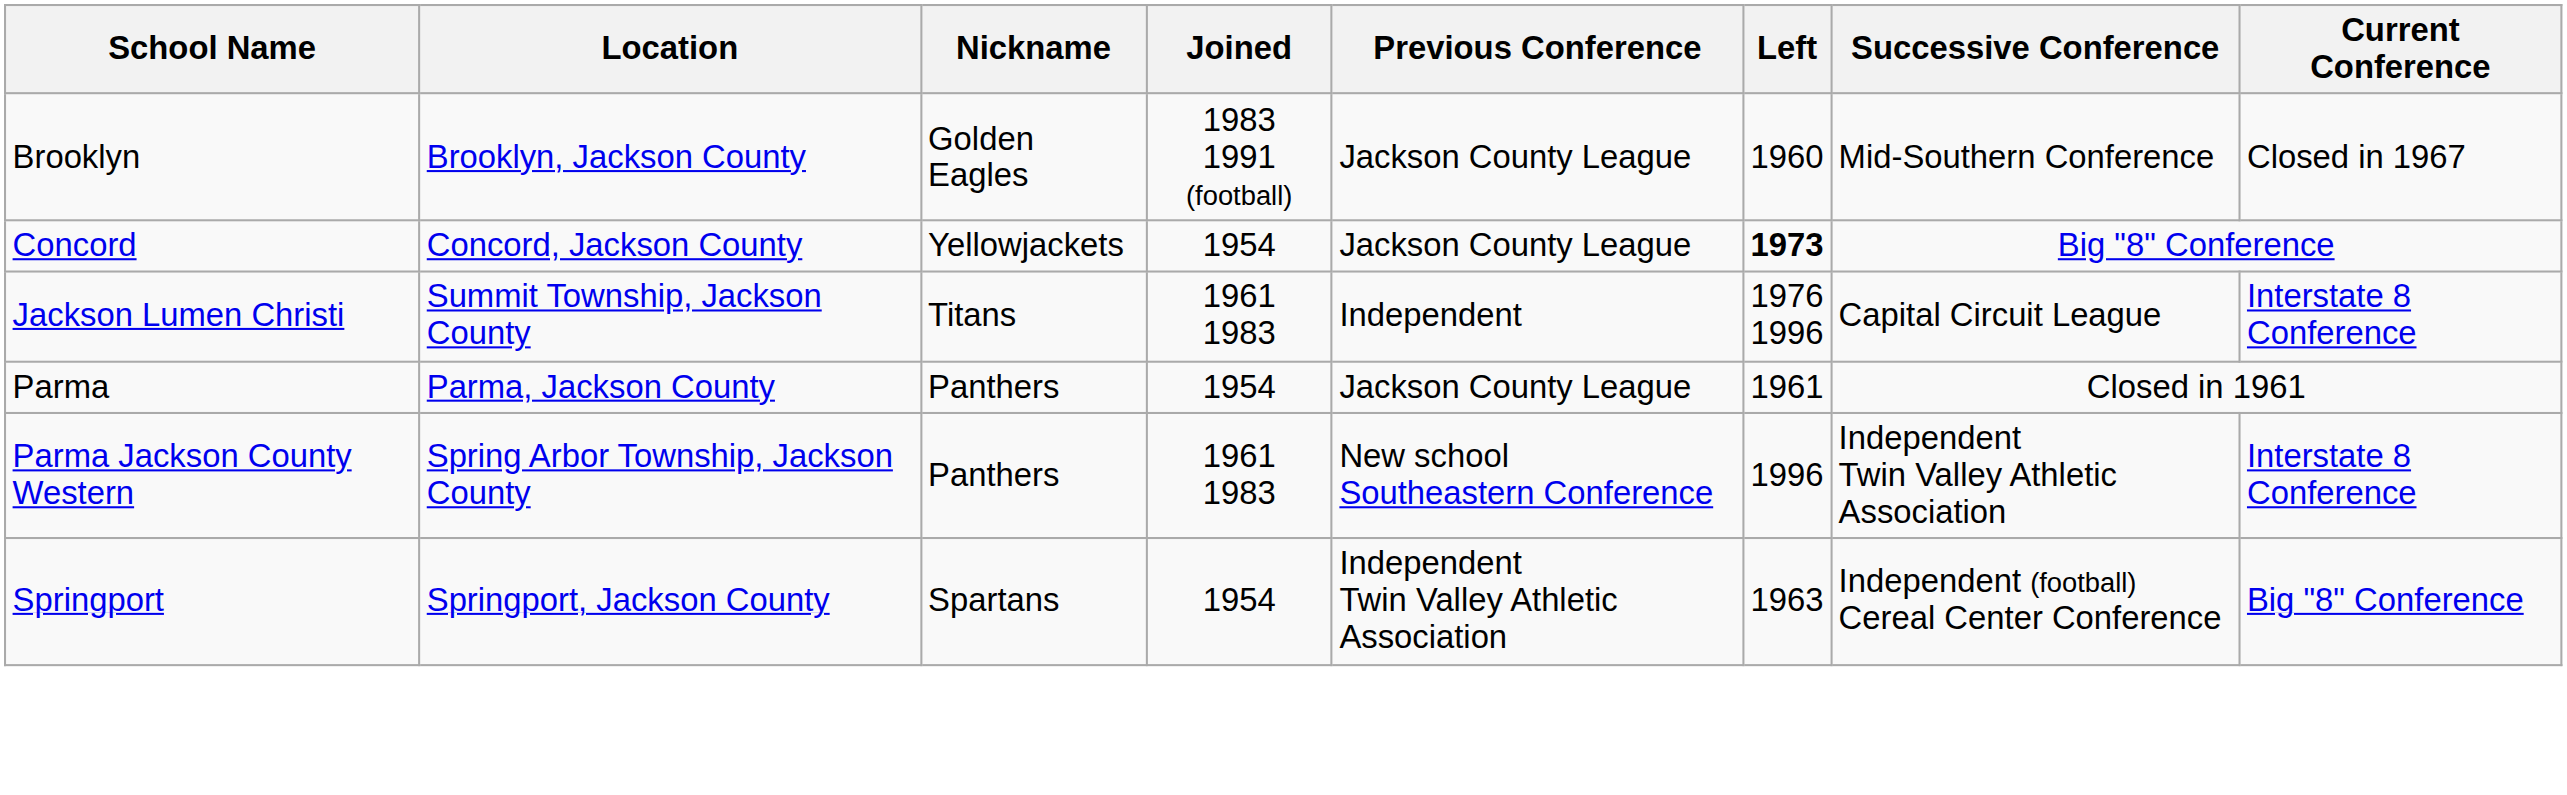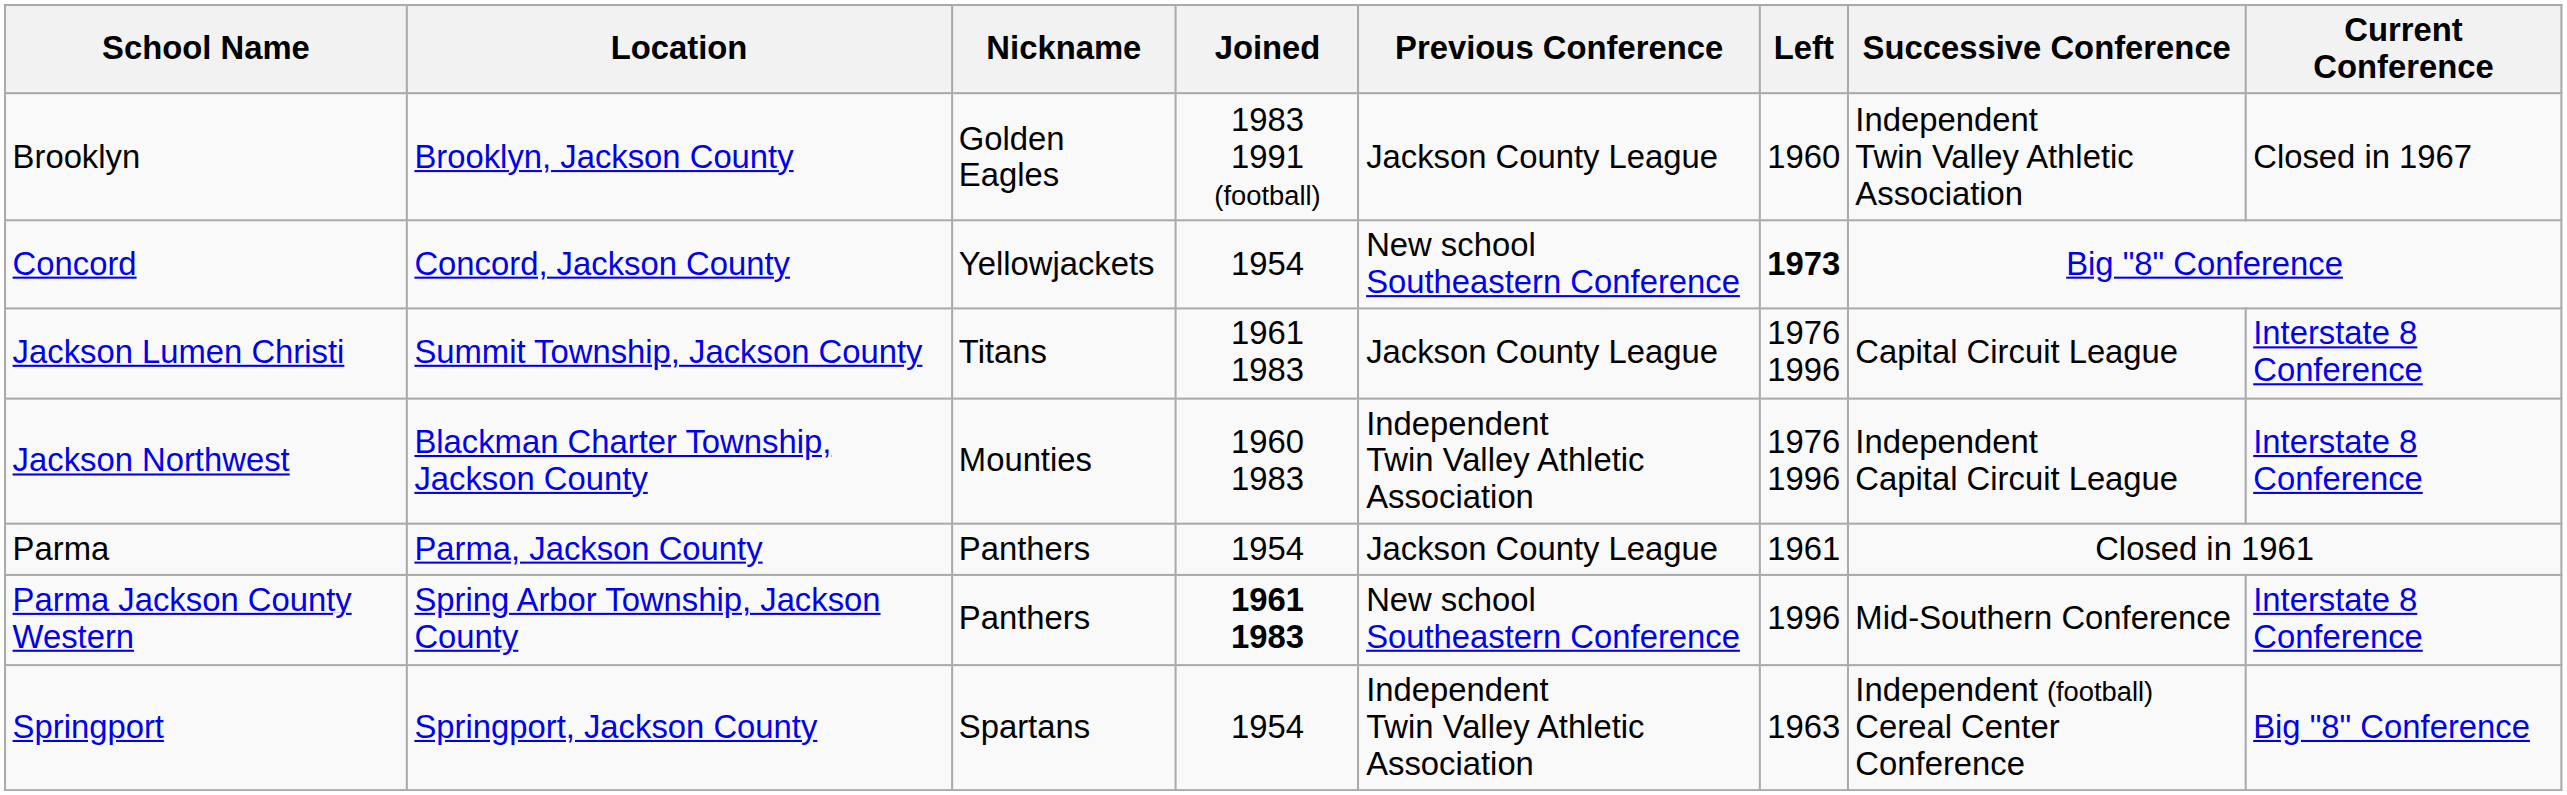(2026, 156) Mid-Southern Conference -> (1995, 156) Independent Twin Valley Athletic Association
(1515, 245) Jackson County League -> (1553, 263) New school Southeastern Conference
(1431, 315) Independent -> (1542, 352) Jackson County League
+ row: (151, 459)
(1239, 475) normal -> (1268, 619) bold
(1978, 475) Independent Twin Valley Athletic Association -> (2043, 619) Mid-Southern Conference
